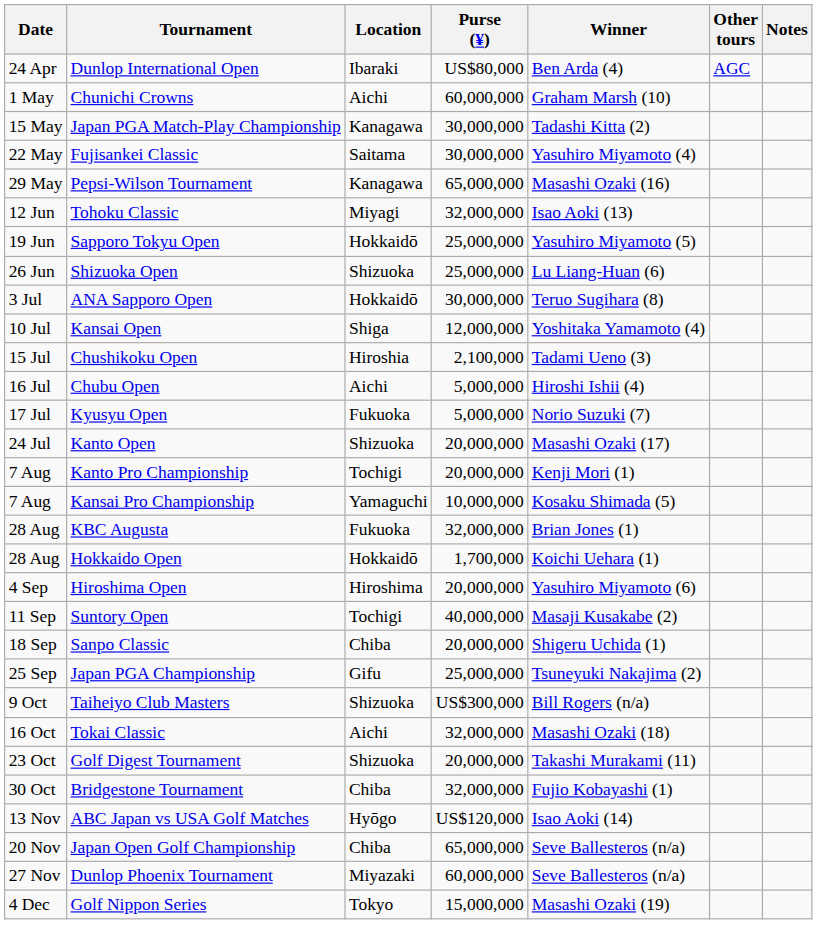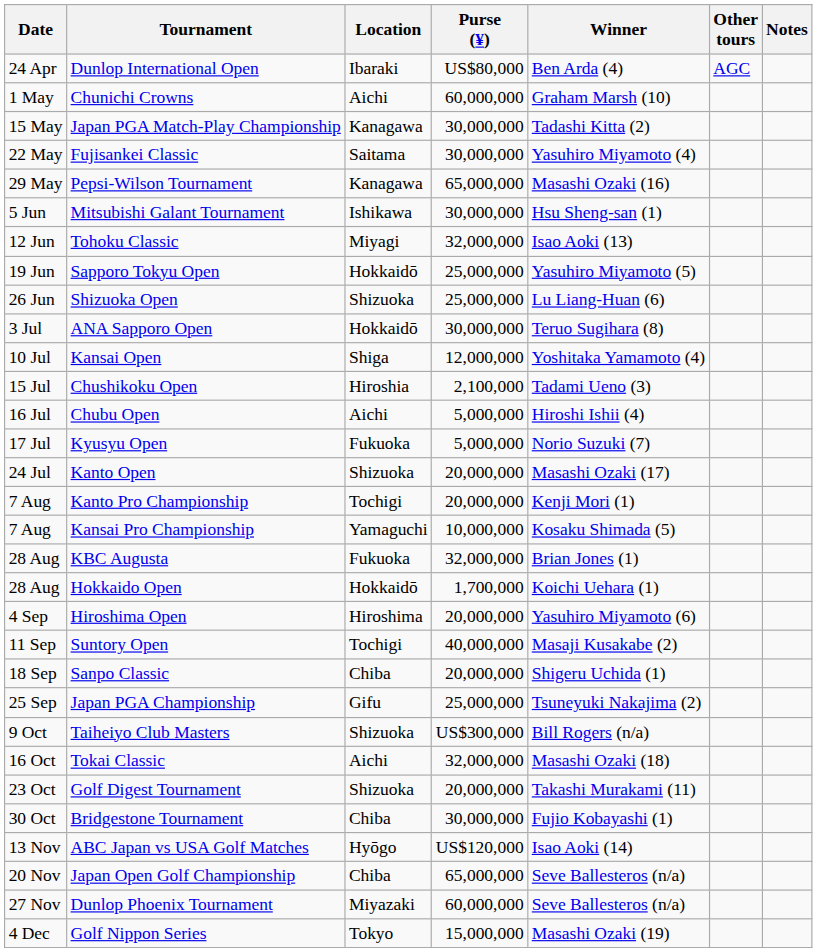+ row: (178, 212)
(484, 789) 32,000,000 -> (484, 817) 30,000,000
